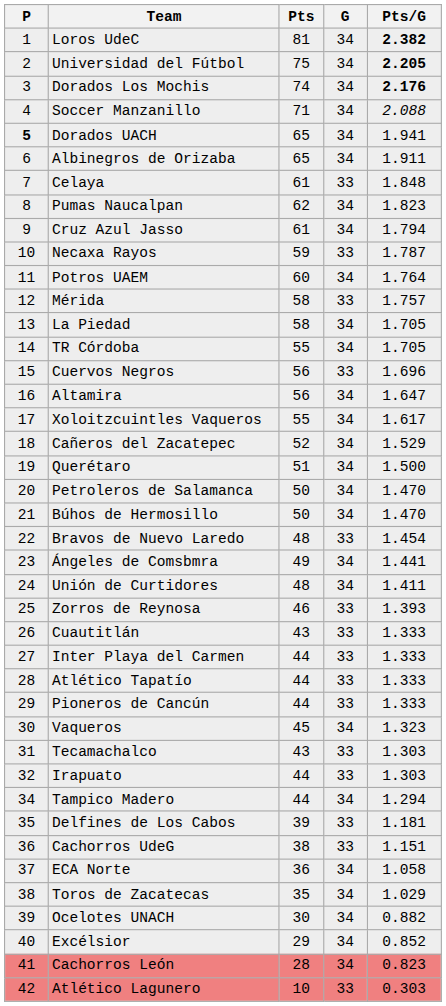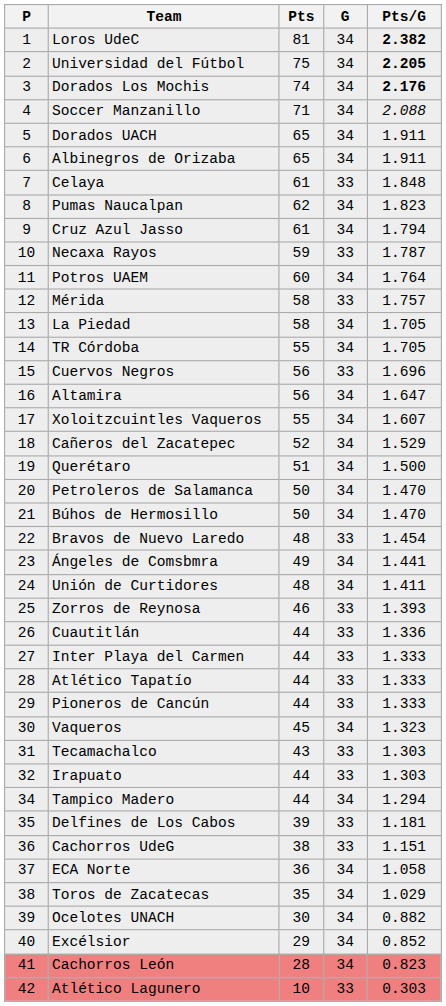(27, 135) bold -> (27, 135) normal
(404, 135) 1.941 -> (404, 135) 1.911
(404, 420) 1.617 -> (404, 420) 1.607
(301, 633) 43 -> (301, 633) 44
(404, 633) 1.333 -> (404, 633) 1.336
